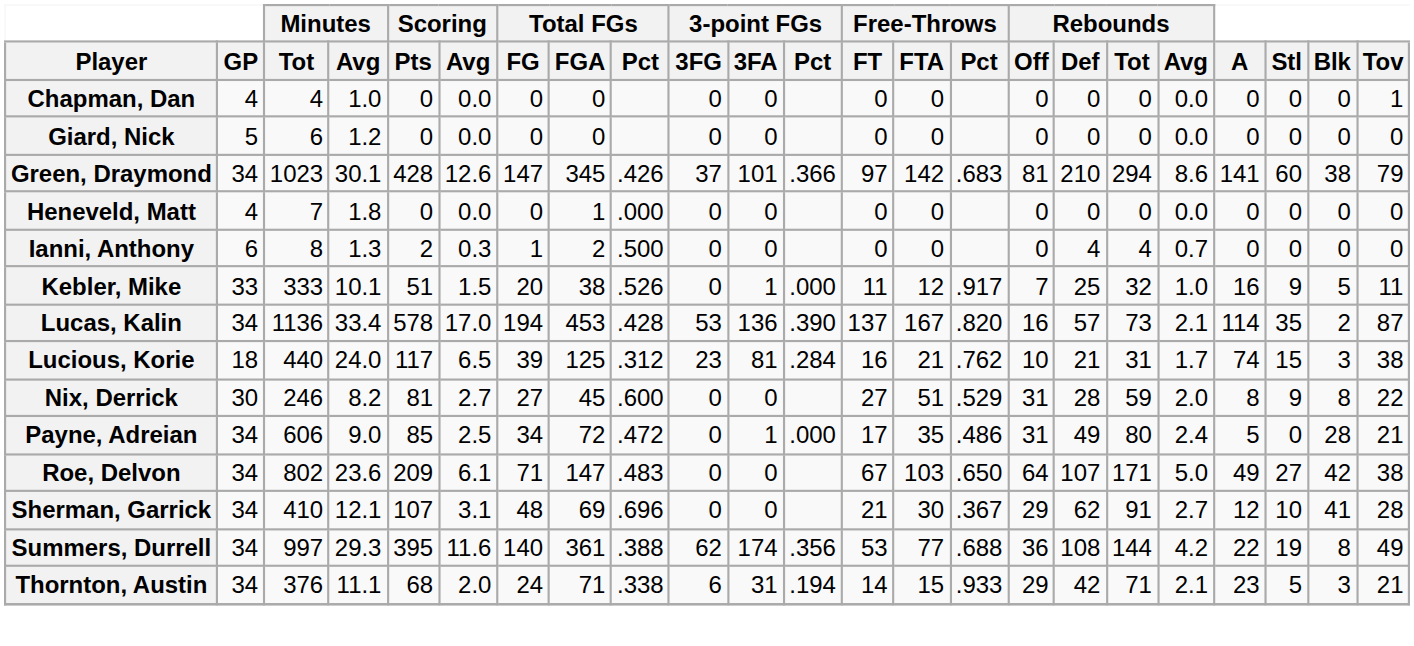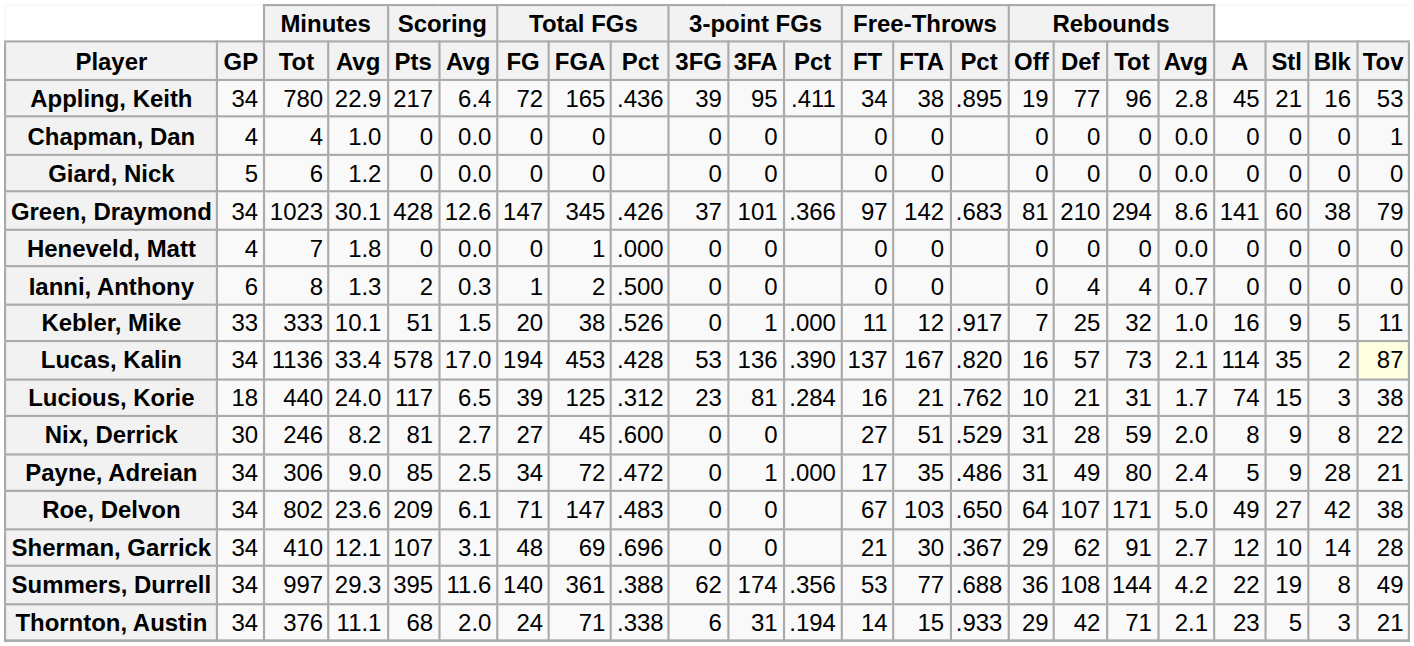+ row: (111, 99)
(1390, 323) no background -> (1390, 360) lightyellow background
(303, 435) 606 -> (303, 473) 306
(1295, 435) 0 -> (1295, 473) 9
(1338, 510) 41 -> (1338, 547) 14
